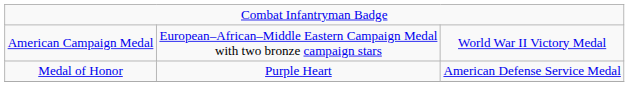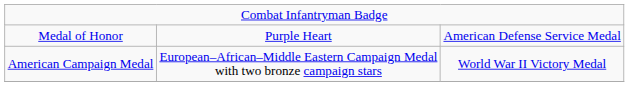rows swapped: (81, 71) <-> (81, 43)
